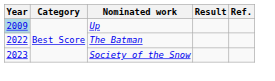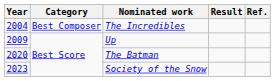+ row: (145, 26)
(17, 26) lightblue background -> (17, 40) no background
(17, 40) 2022 -> (17, 55) 2020
